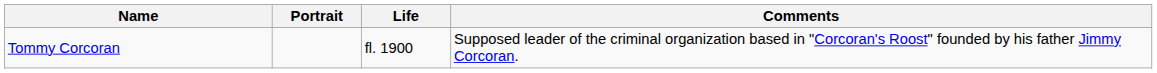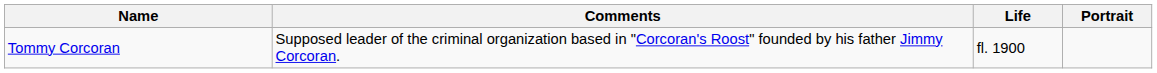columns swapped: (317, 16) <-> (801, 16)
